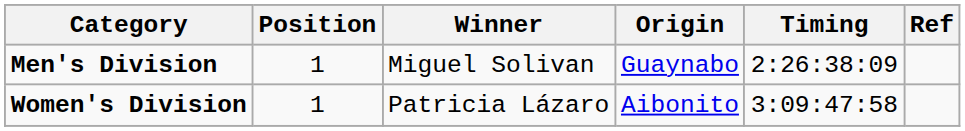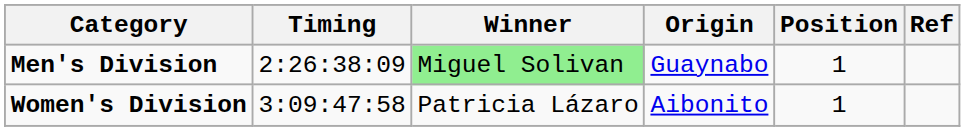columns swapped: (317, 25) <-> (824, 25)
(491, 65) no background -> (521, 65) lightgreen background
